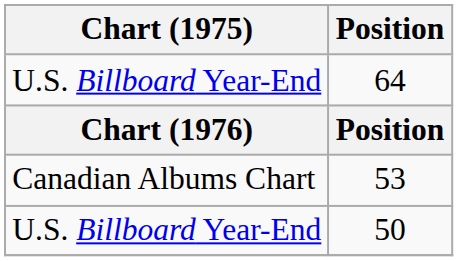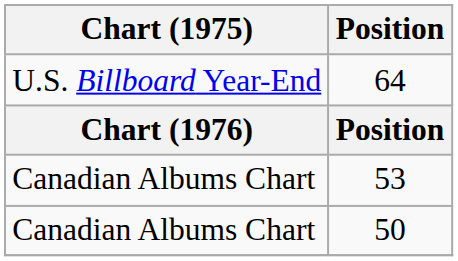(167, 229) U.S. Billboard Year-End -> (164, 229) Canadian Albums Chart
